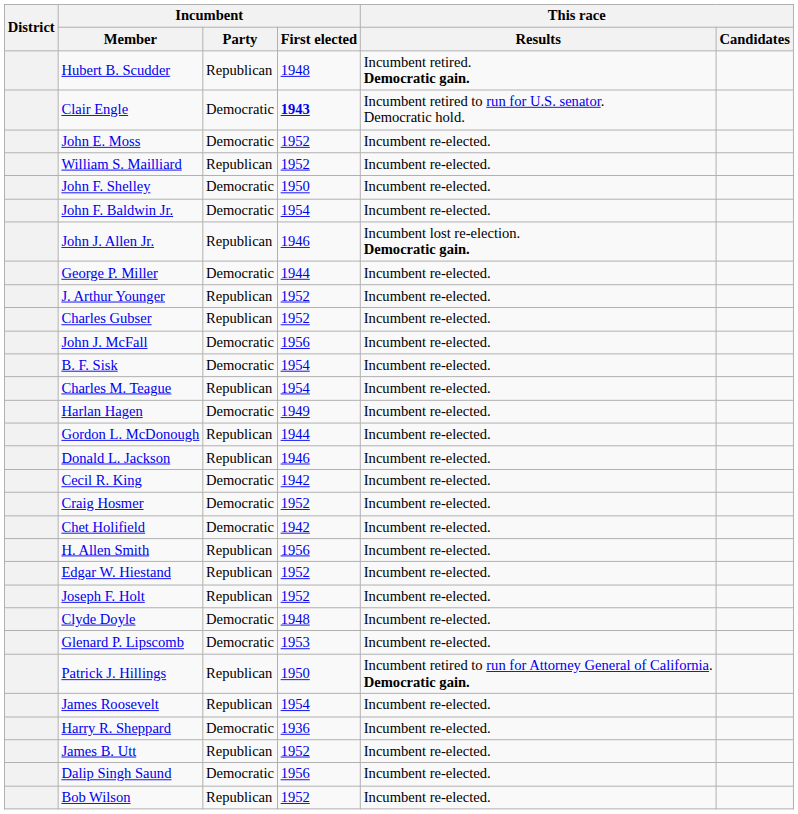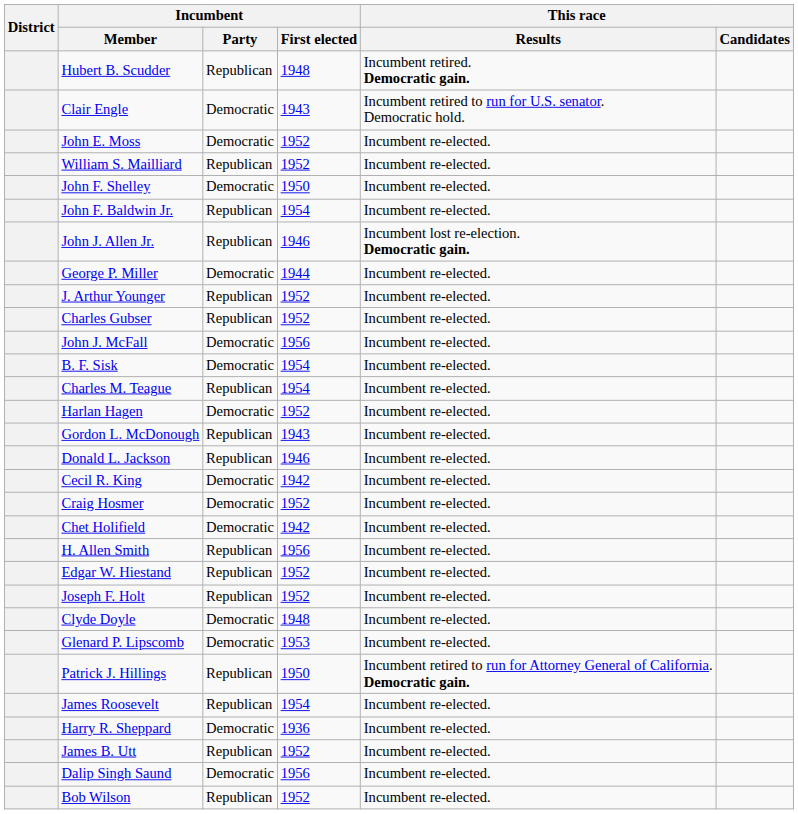(295, 109) bold -> (295, 109) normal
(240, 210) Democratic -> (239, 210) Republican
(295, 411) 1949 -> (295, 411) 1952
(295, 434) 1944 -> (295, 434) 1943
